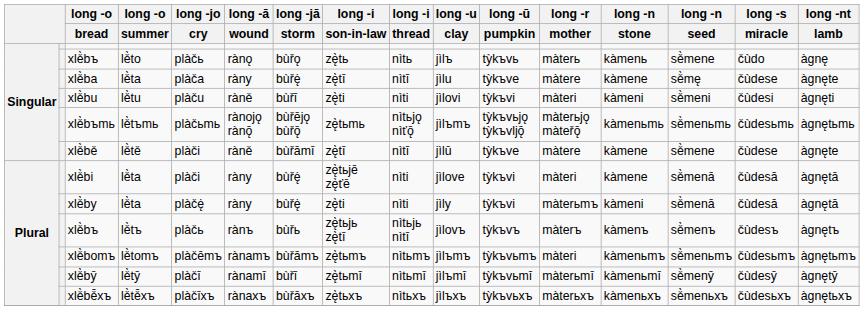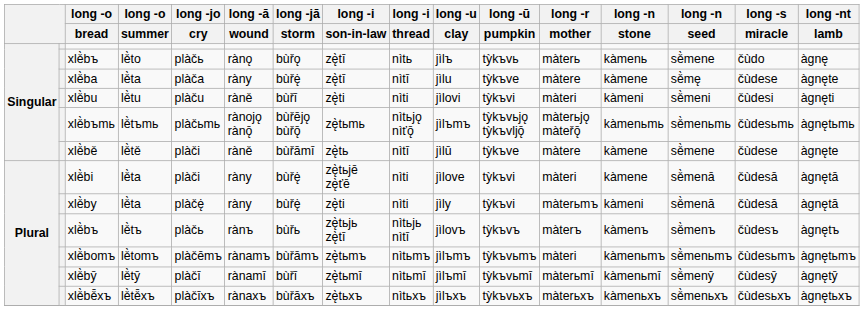(337, 59) zę̀tь -> (335, 59) zę̀tī
(335, 151) zę̀tī -> (337, 151) zę̀tь
